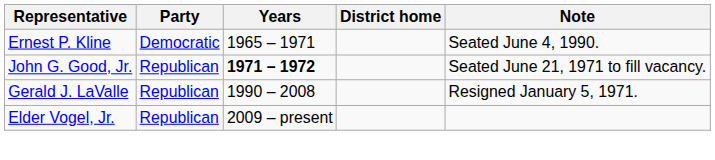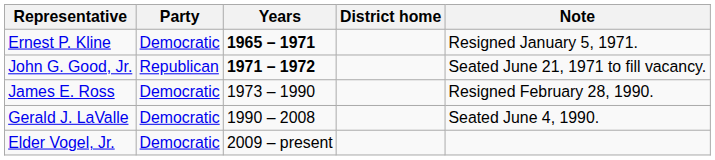(271, 42) normal -> (271, 42) bold
(524, 42) Seated June 4, 1990. -> (543, 42) Resigned January 5, 1971.
+ row: (61, 92)
(179, 92) Republican -> (180, 117) Democratic
(543, 92) Resigned January 5, 1971. -> (524, 117) Seated June 4, 1990.
(179, 117) Republican -> (180, 142) Democratic
